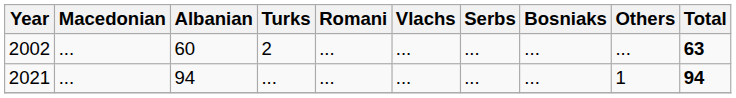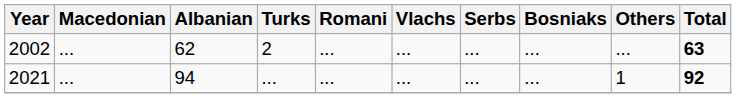(185, 48) 60 -> (185, 48) 62
(694, 78) 94 -> (694, 78) 92
